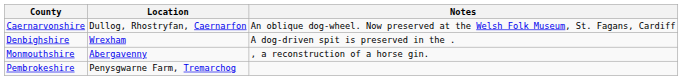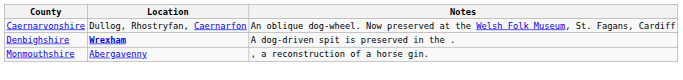(108, 40) normal -> (108, 40) bold
- row: (40, 68)
